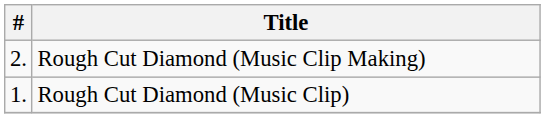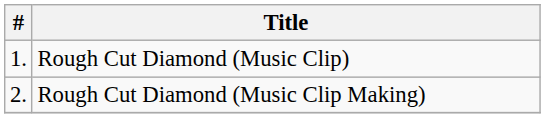rows swapped: (193, 94) <-> (232, 58)
